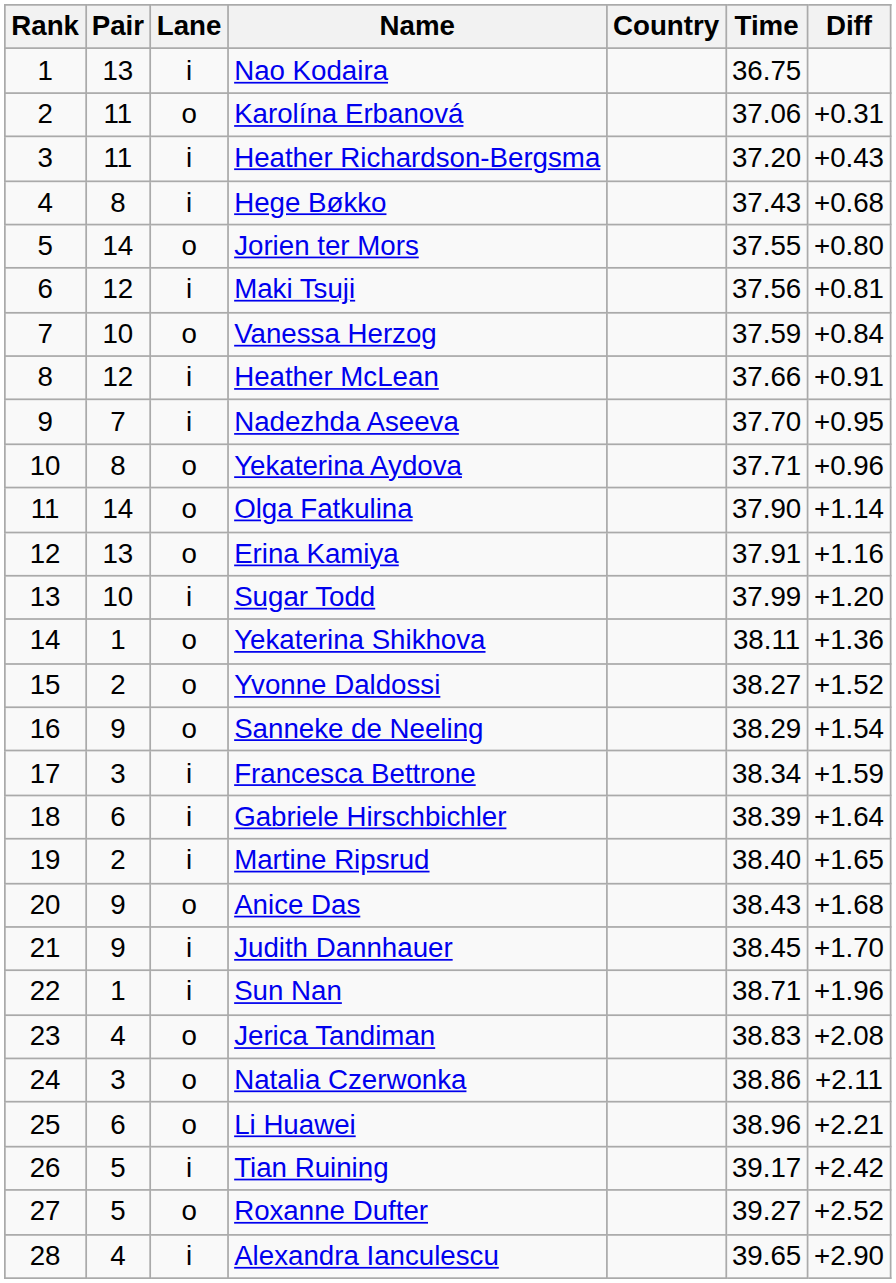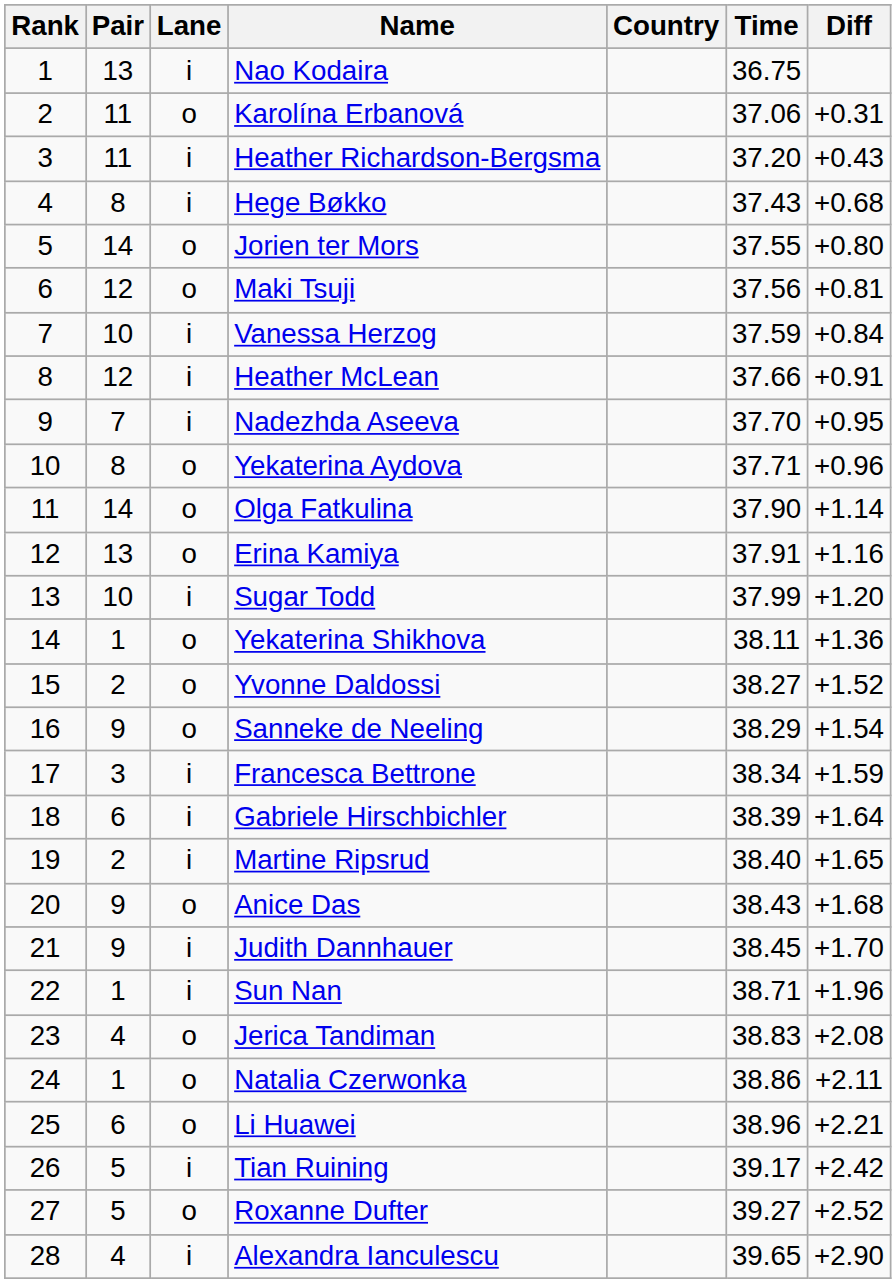(189, 289) i -> (189, 289) o
(189, 333) o -> (189, 333) i
(118, 1080) 3 -> (118, 1080) 1
